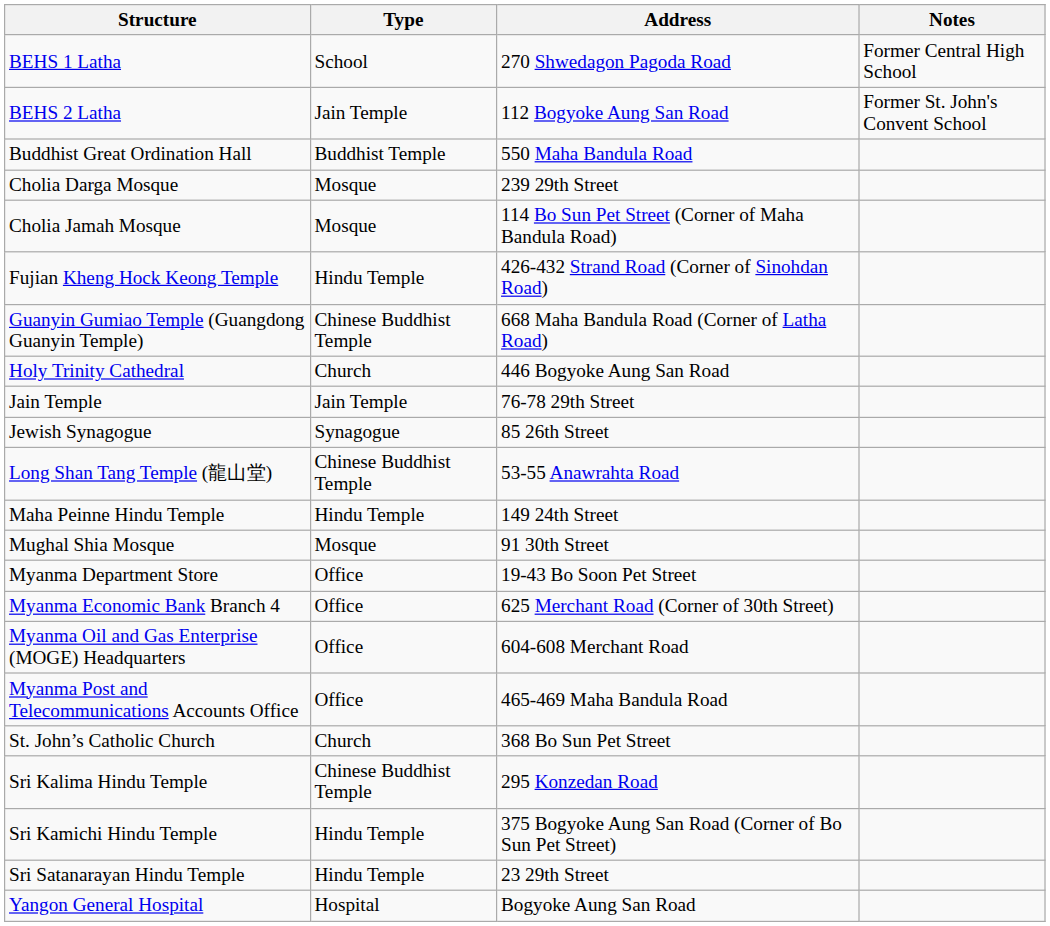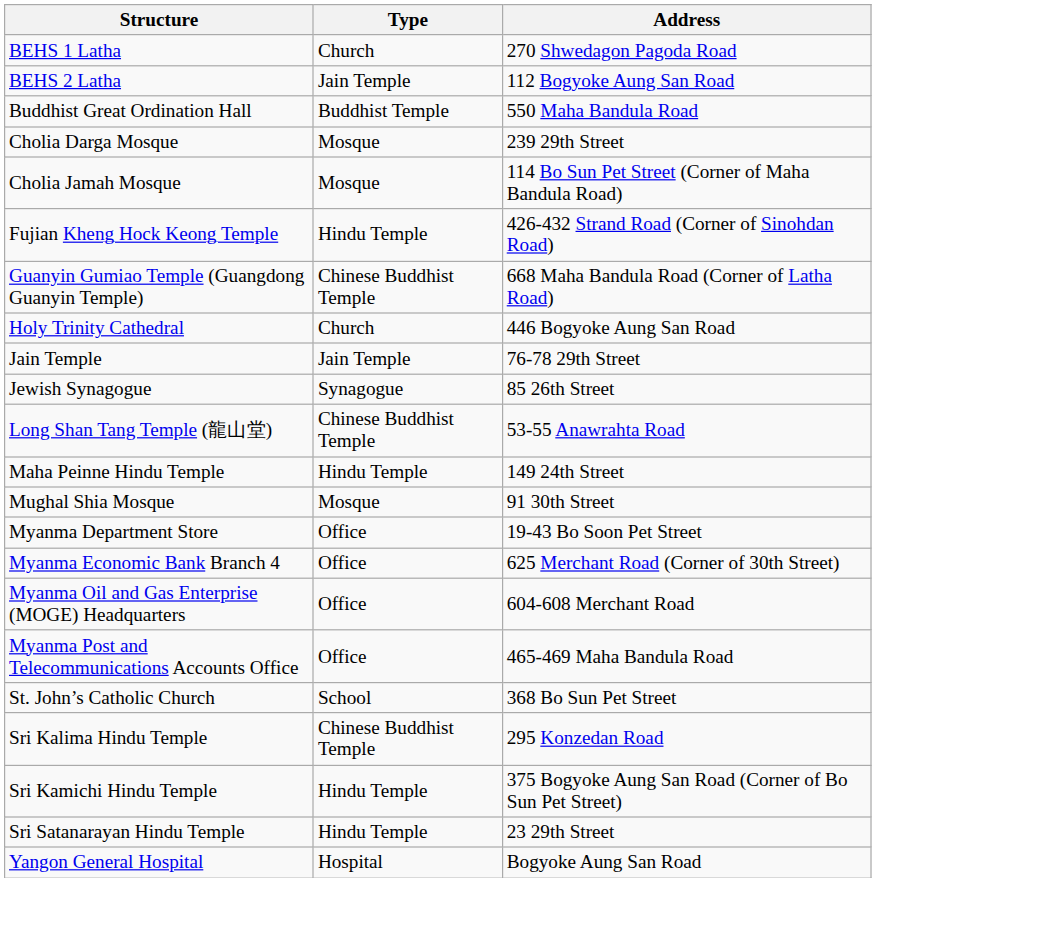- column: (952, 19)
(341, 60) School -> (346, 50) Church
(343, 740) Church -> (345, 697) School
